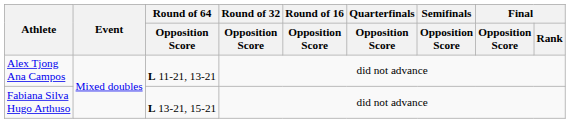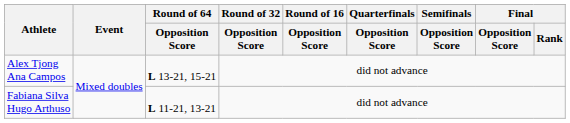(182, 77) L 11-21, 13-21 -> (182, 77) L 13-21, 15-21
(182, 109) L 13-21, 15-21 -> (182, 109) L 11-21, 13-21
